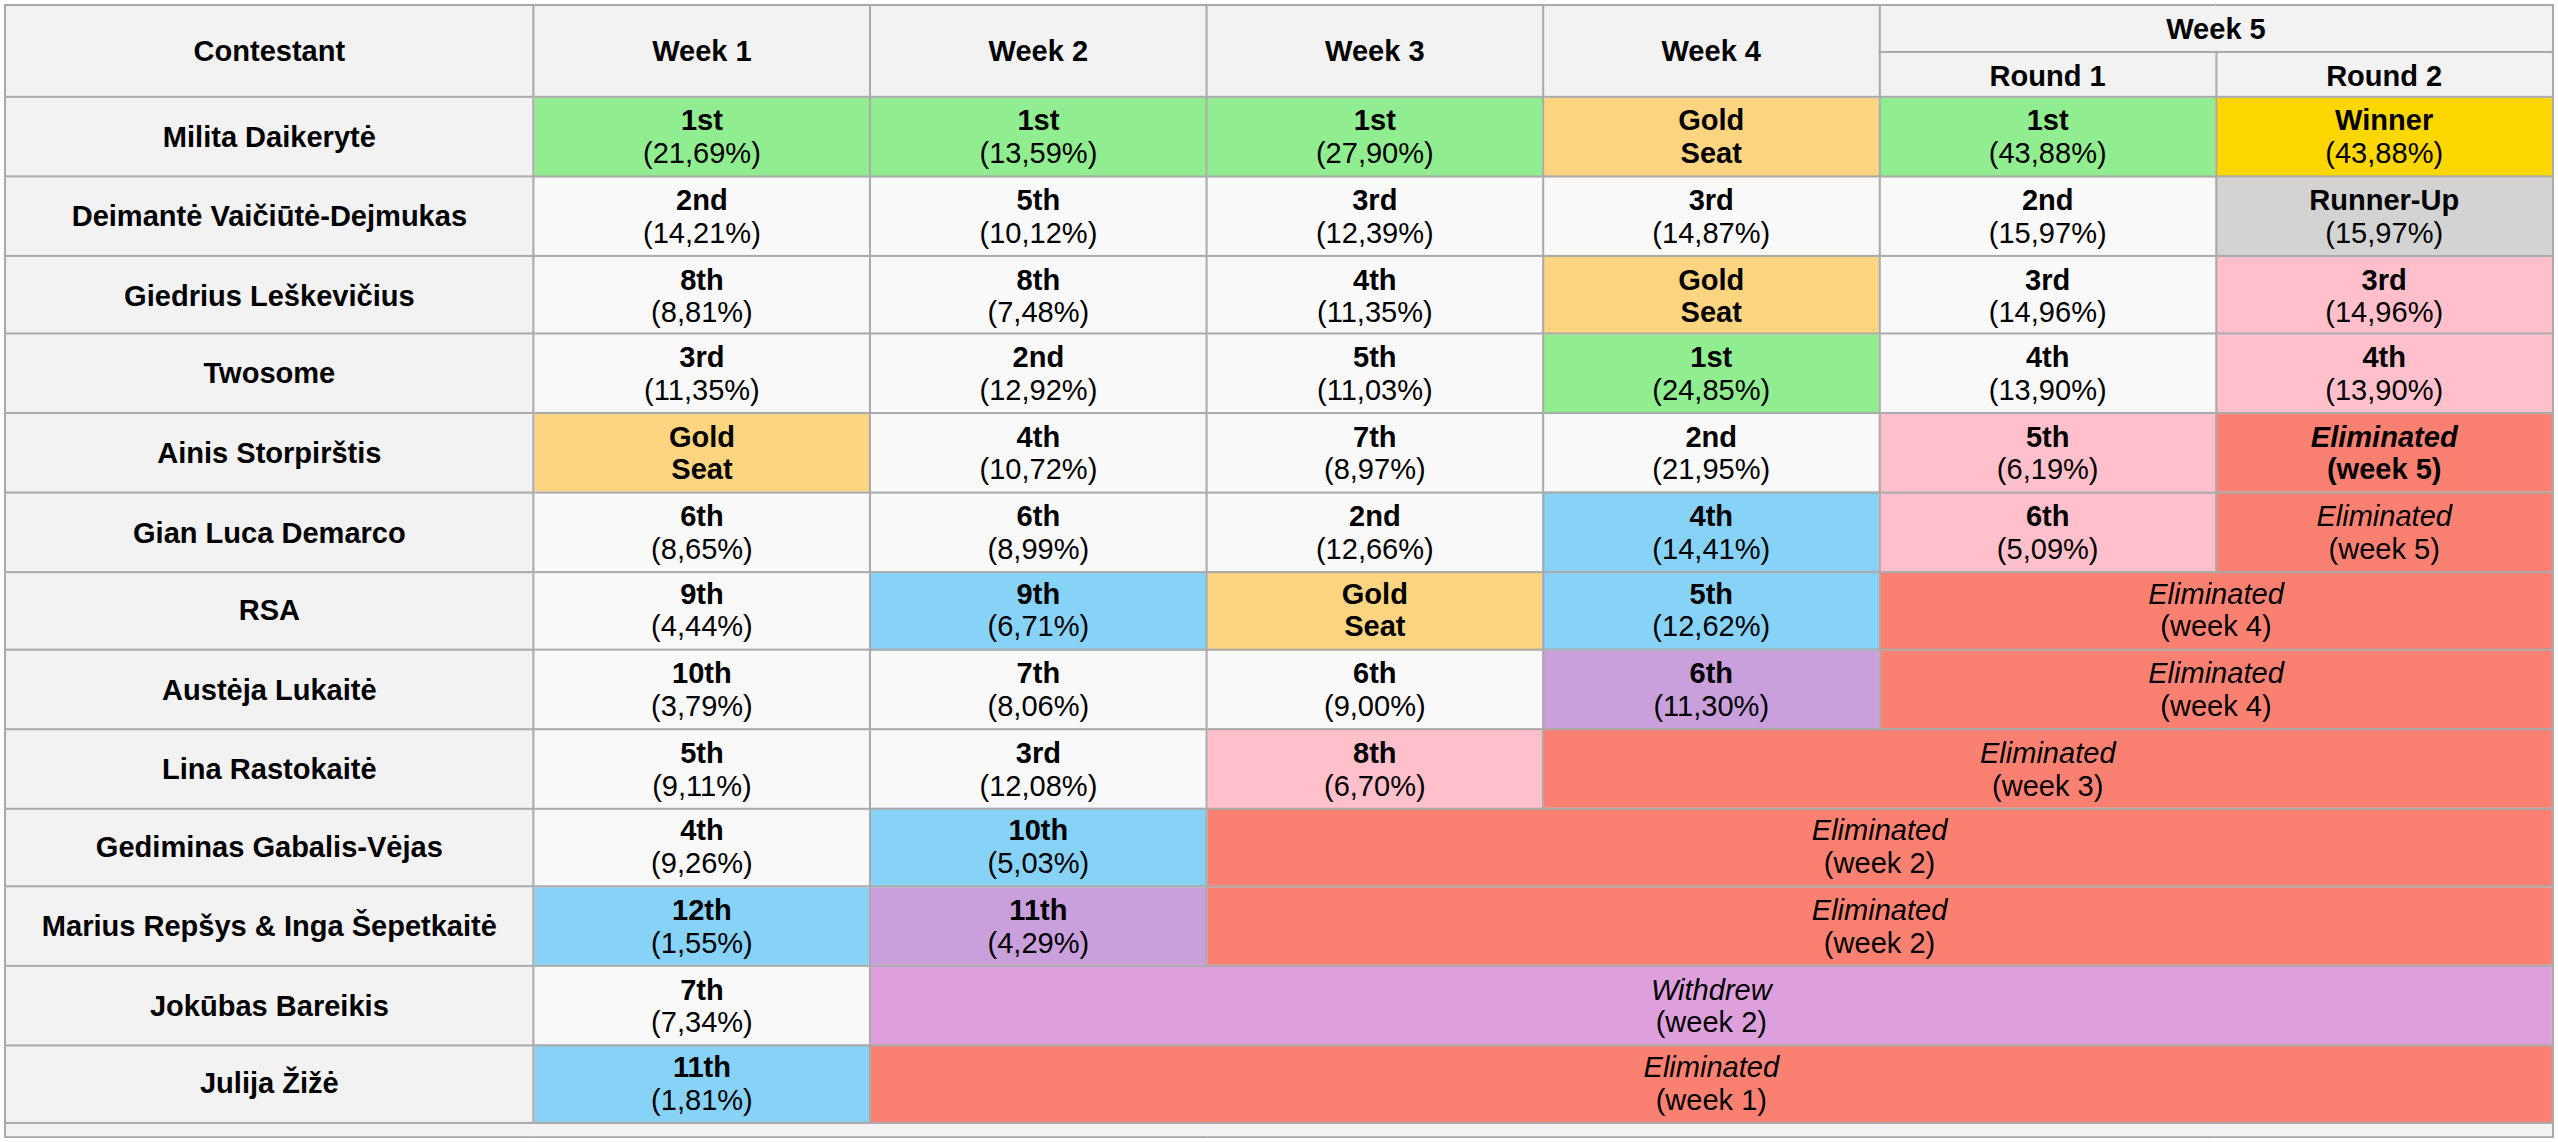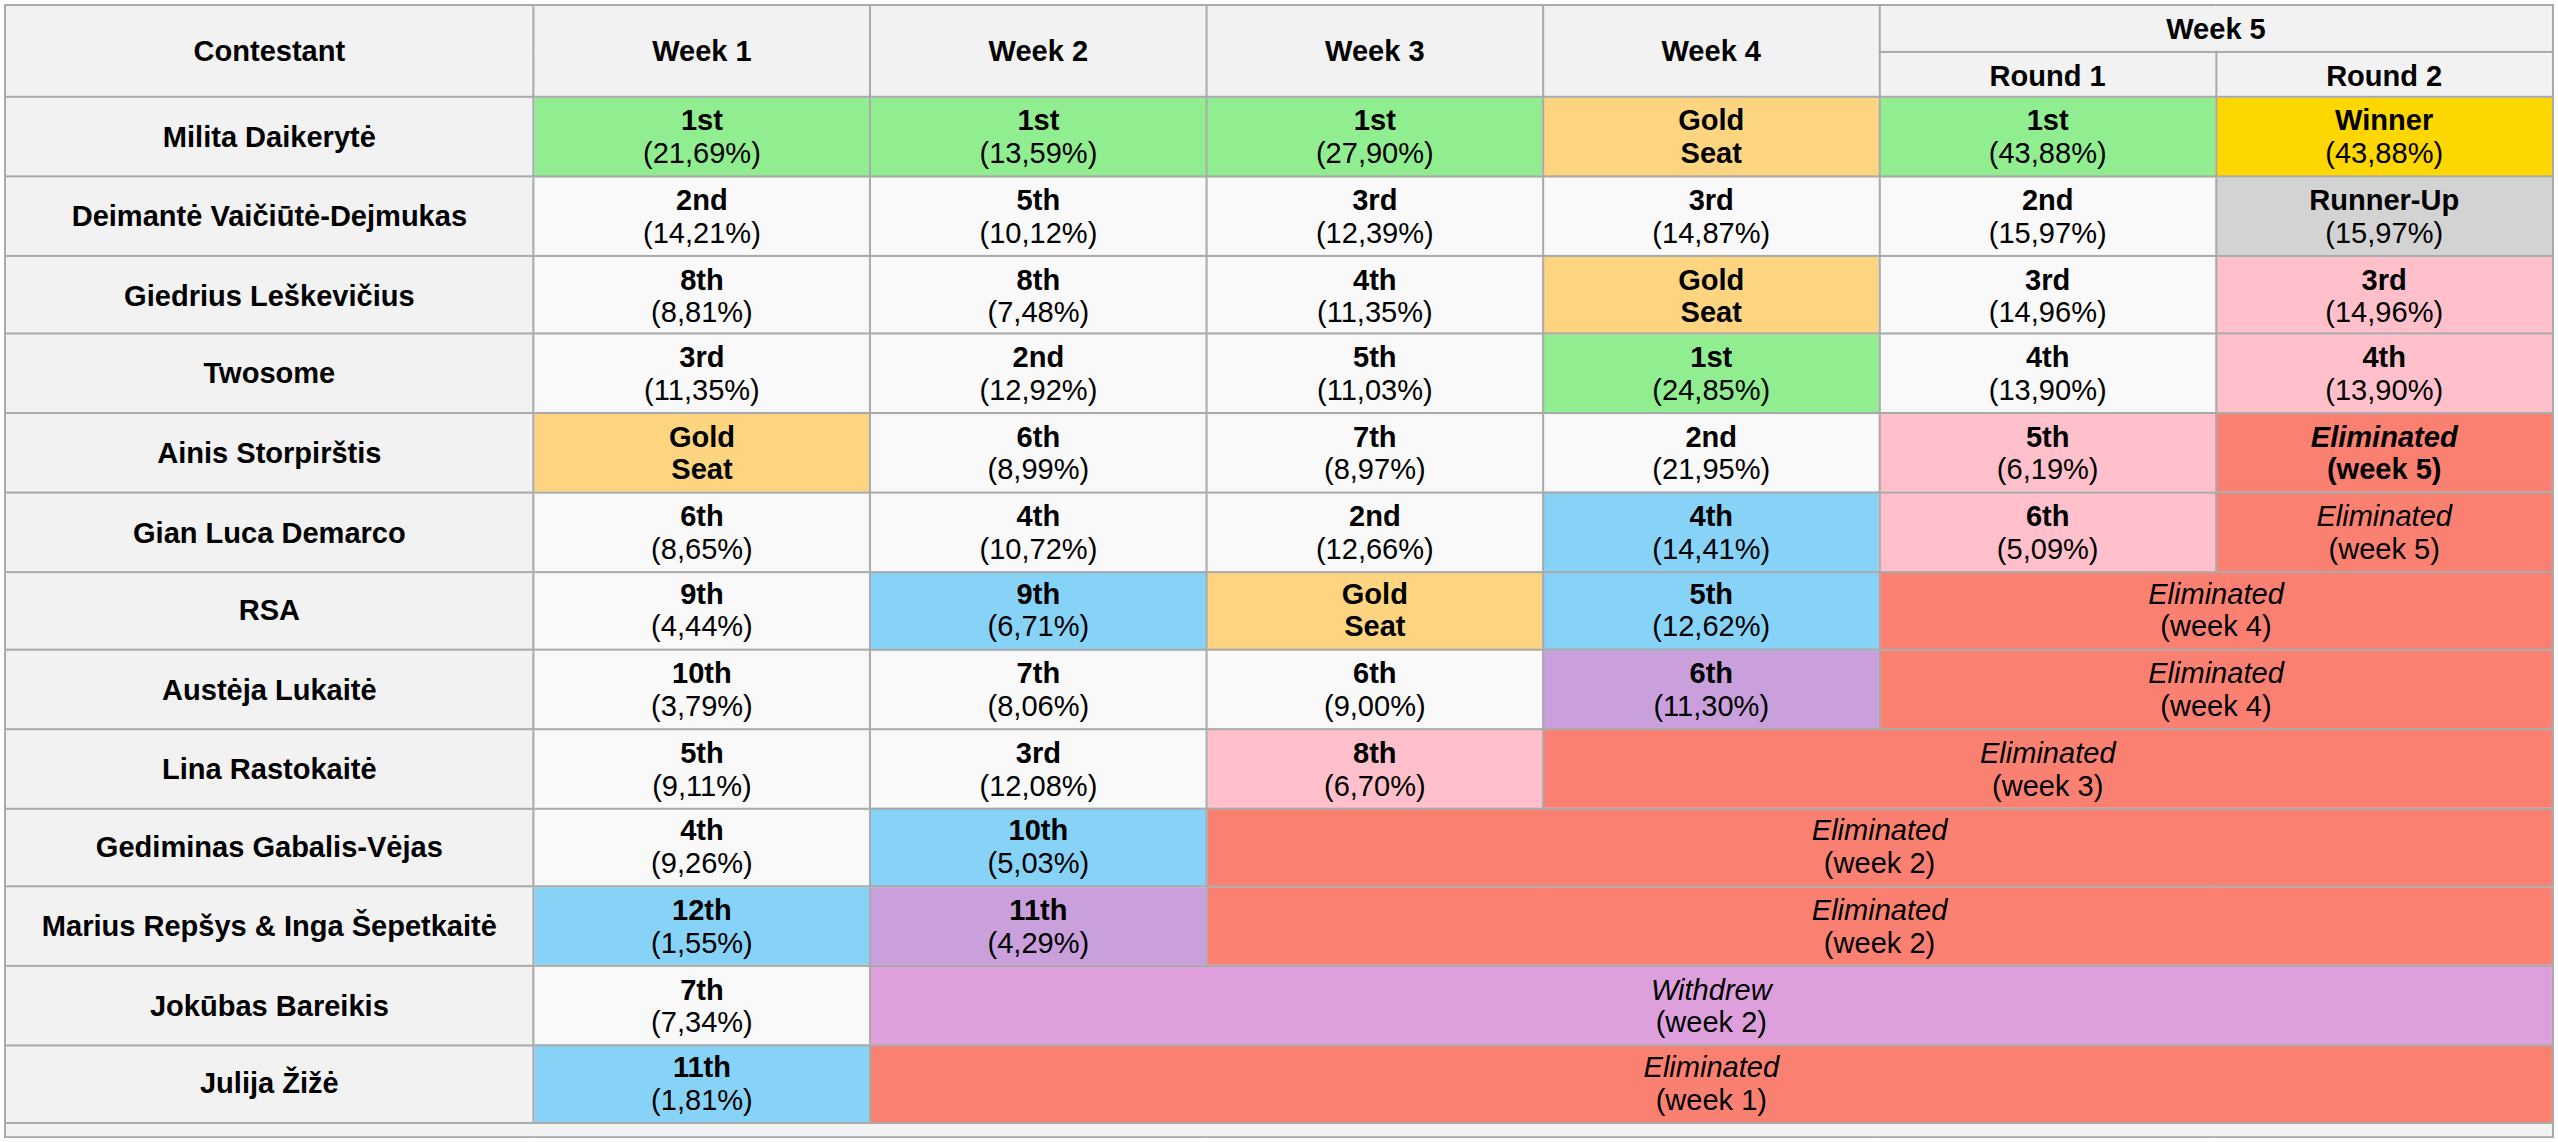(1038, 453) 4th (10,72%) -> (1038, 453) 6th (8,99%)
(1038, 532) 6th (8,99%) -> (1038, 532) 4th (10,72%)
